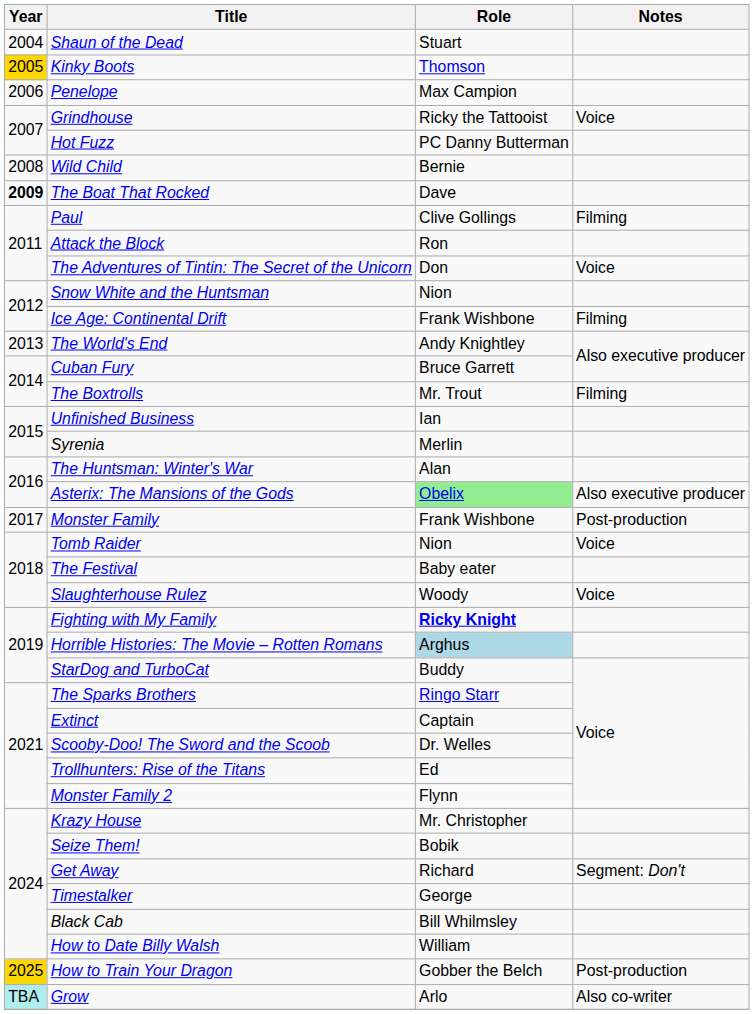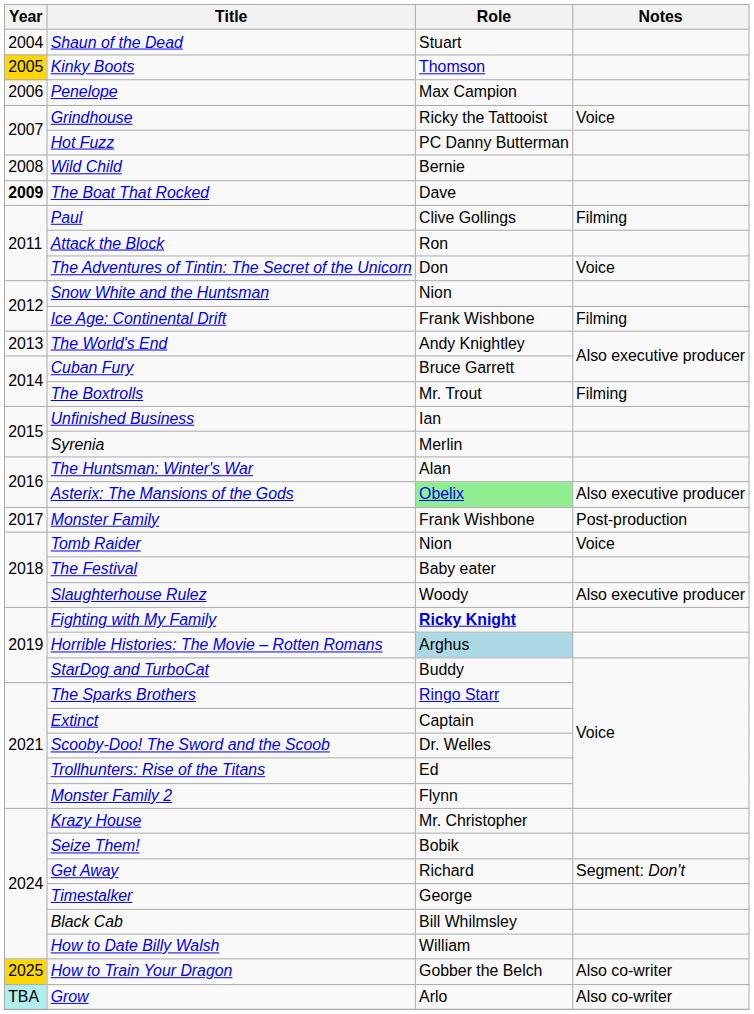(595, 594) Voice -> (661, 594) Also executive producer
(632, 971) Post-production -> (624, 971) Also co-writer
